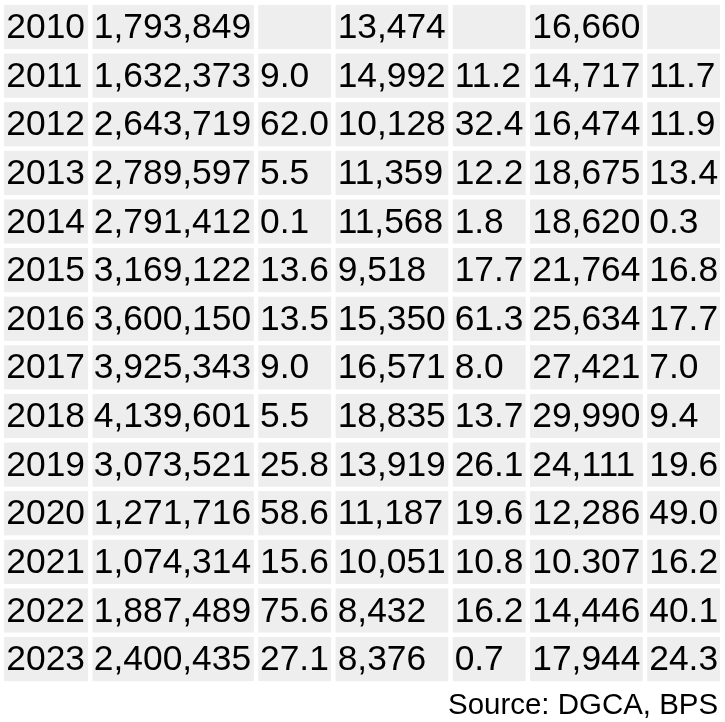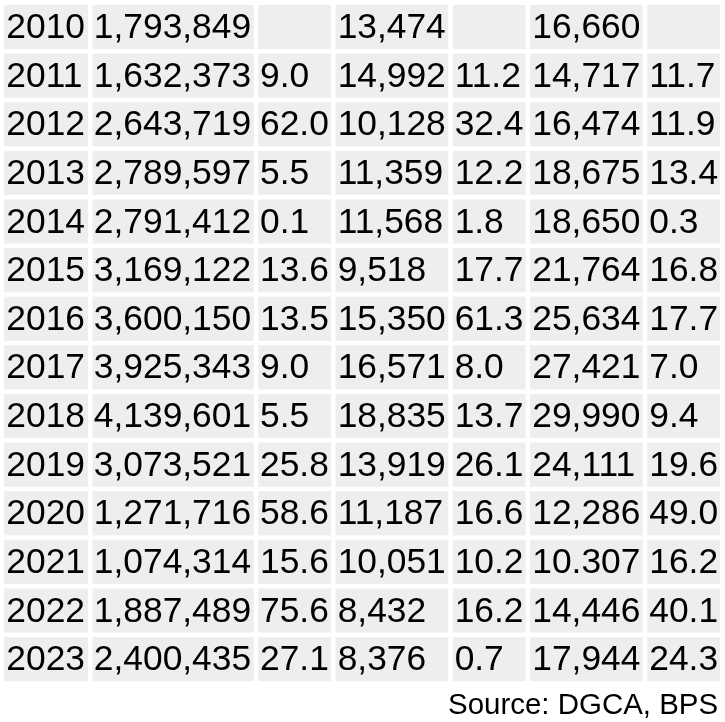(586, 220) 18,620 -> (586, 220) 18,650
(489, 512) 19.6 -> (489, 512) 16.6
(489, 561) 10.8 -> (489, 561) 10.2
